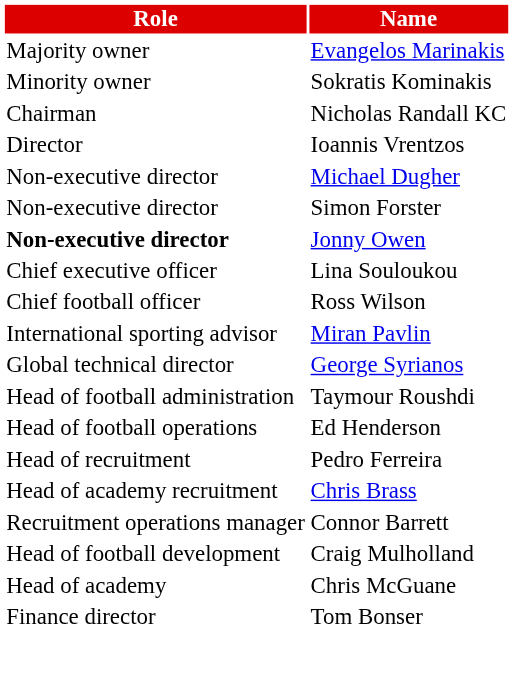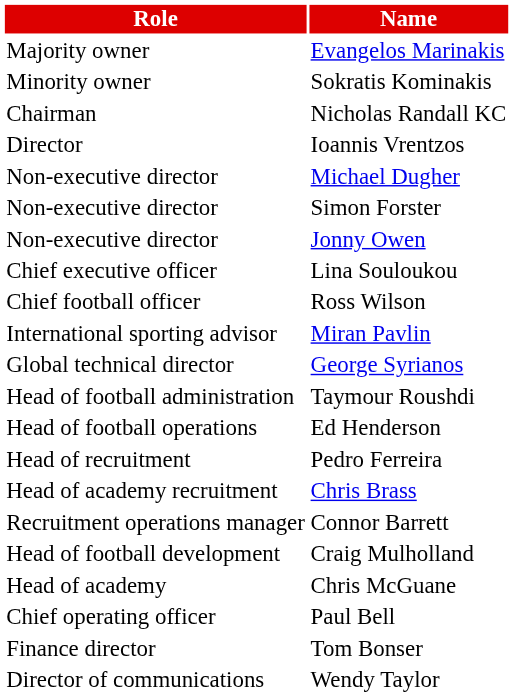(118, 239) bold -> (112, 239) normal
+ row: (353, 616)
+ row: (375, 679)
